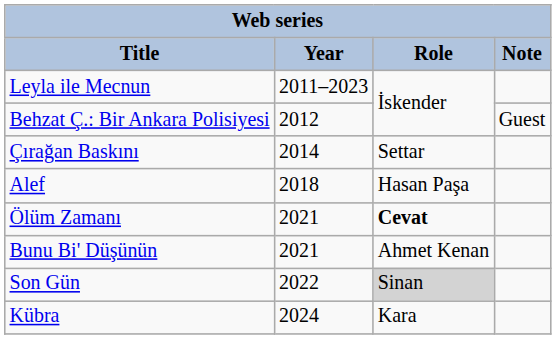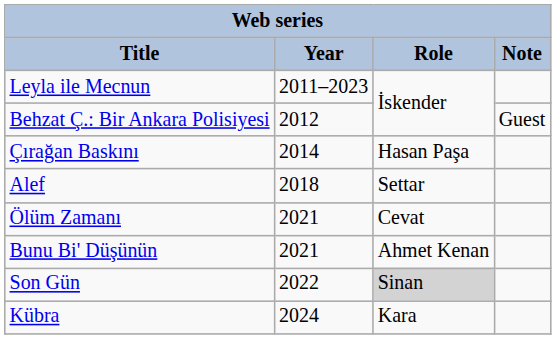(401, 152) Settar -> (423, 152) Hasan Paşa
(423, 185) Hasan Paşa -> (401, 185) Settar
(403, 218) bold -> (401, 218) normal
